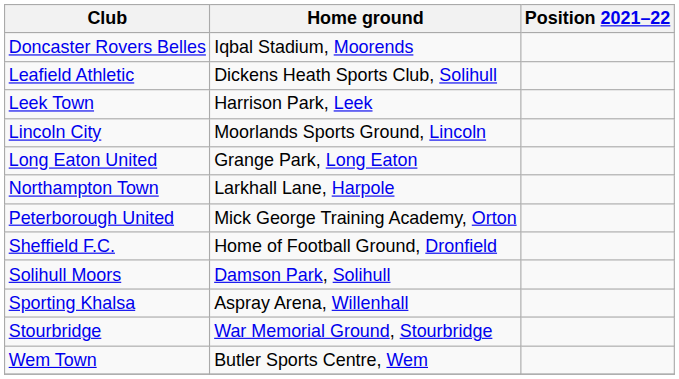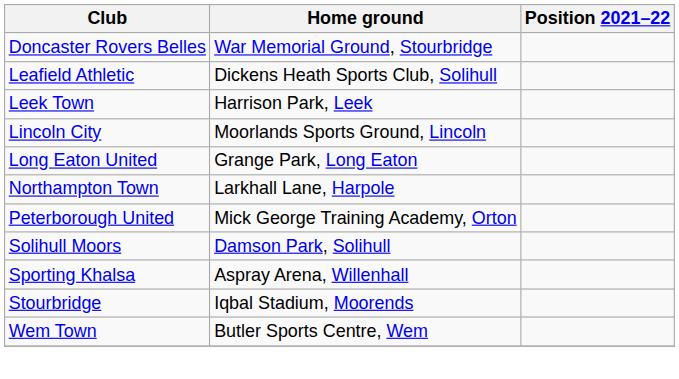(314, 47) Iqbal Stadium, Moorends -> (353, 47) War Memorial Ground, Stourbridge
- row: (62, 246)
(353, 331) War Memorial Ground, Stourbridge -> (314, 302) Iqbal Stadium, Moorends
